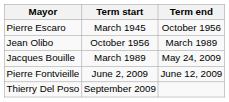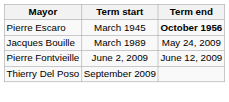(191, 27) normal -> (191, 27) bold
- row: (30, 43)
